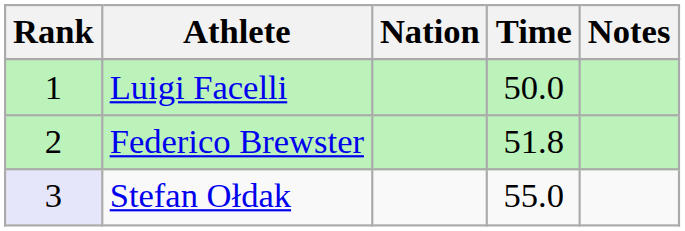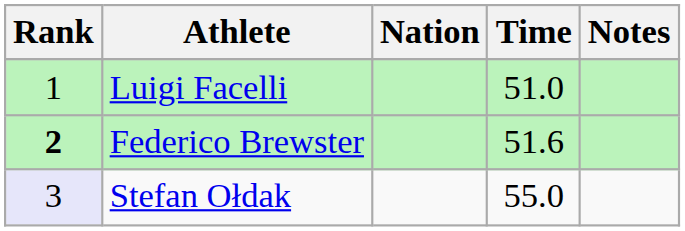(534, 86) 50.0 -> (534, 86) 51.0
(53, 141) normal -> (53, 141) bold
(534, 141) 51.8 -> (534, 141) 51.6
